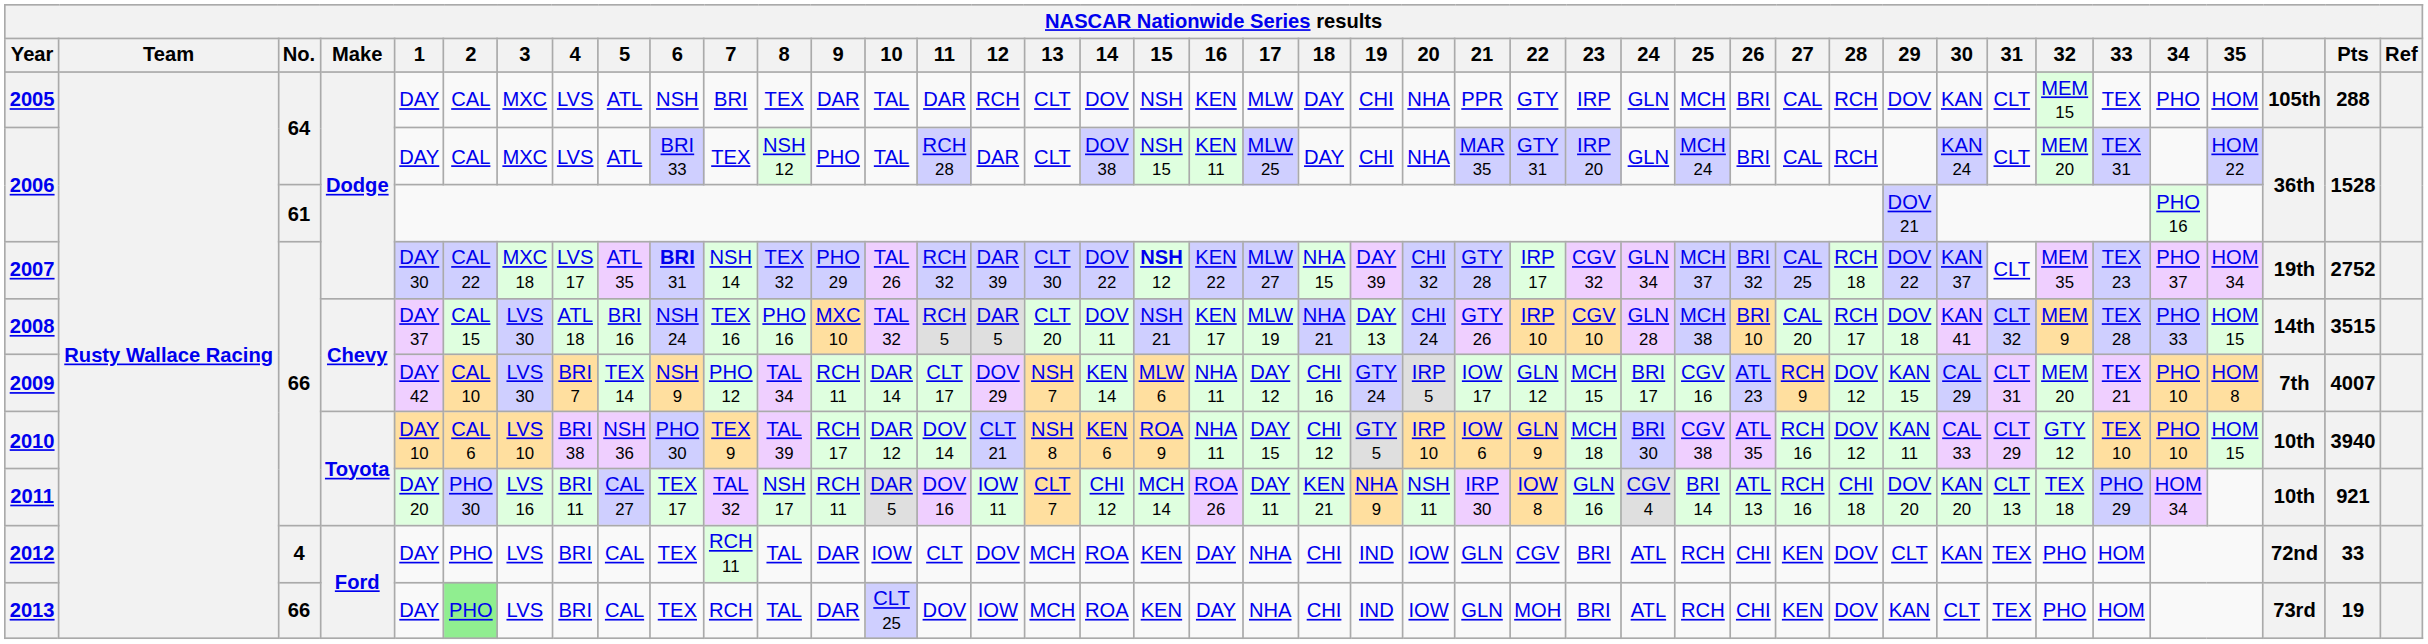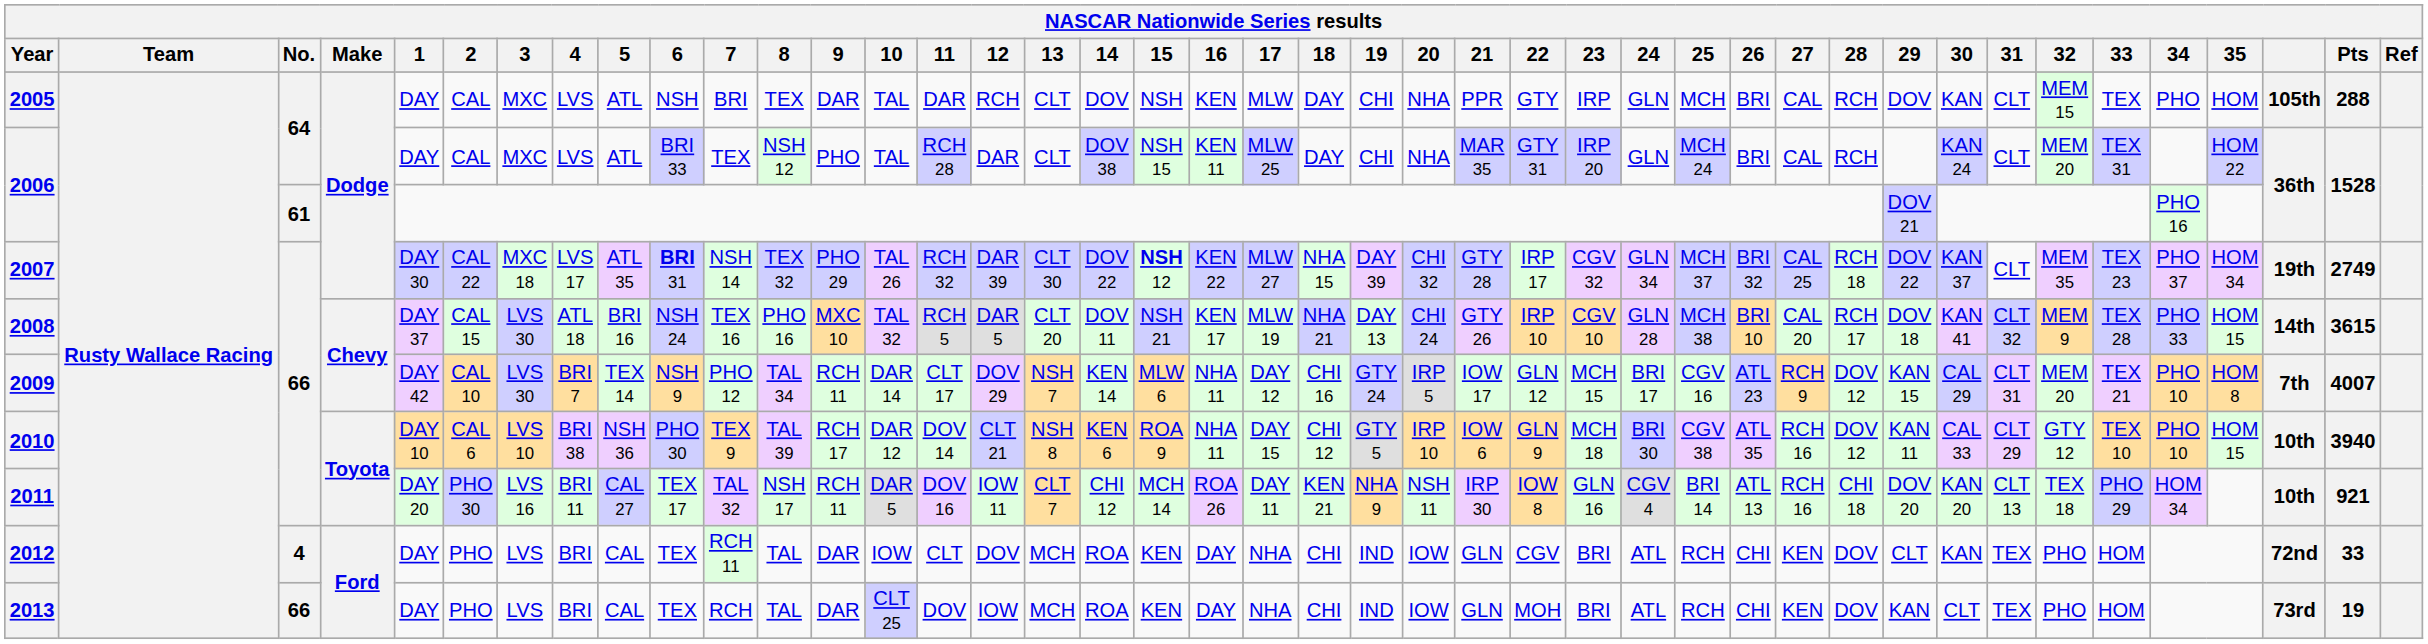(2353, 270) 2752 -> (2353, 270) 2749
(2353, 327) 3515 -> (2353, 327) 3615
(471, 610) lightgreen background -> (471, 610) no background
